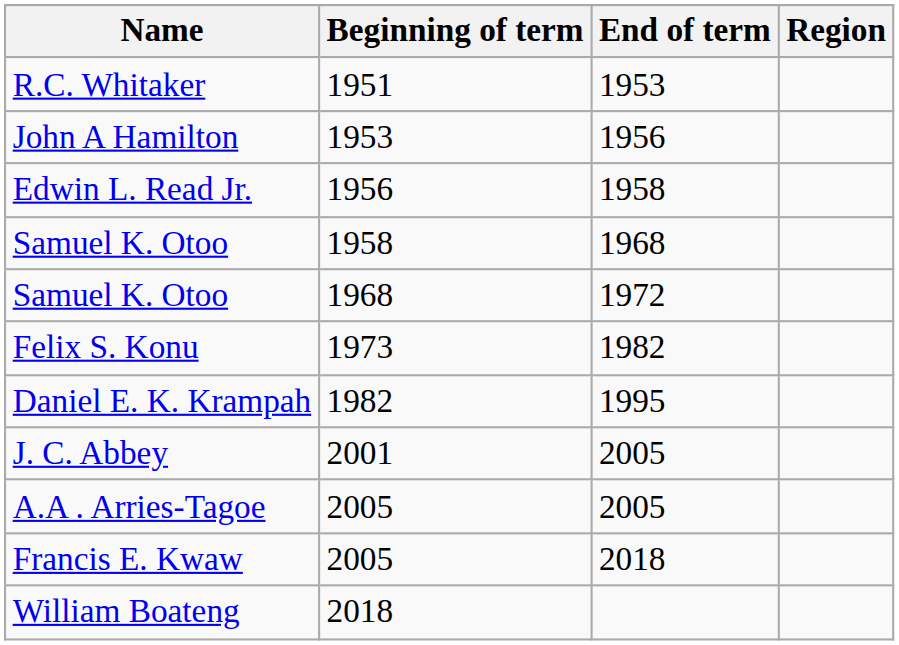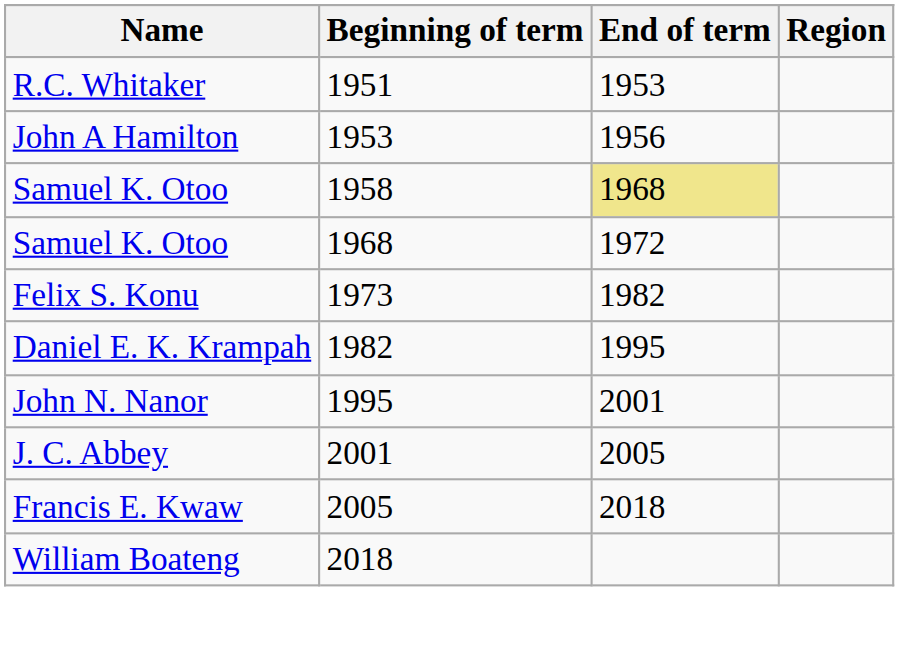- row: (132, 189)
(632, 242) no background -> (632, 189) khaki background
+ row: (110, 400)
- row: (139, 505)
